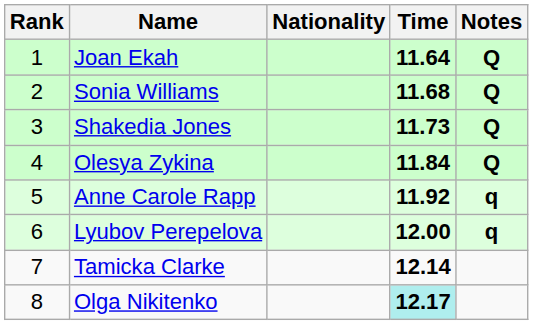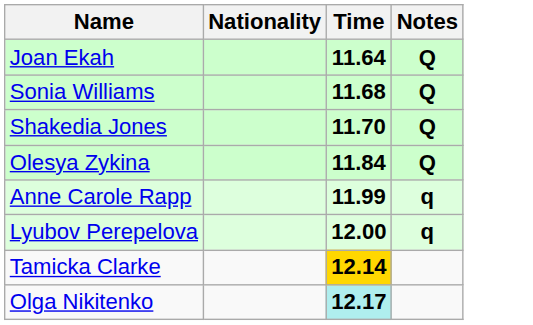- column: (37, 22)
(423, 127) 11.73 -> (359, 127) 11.70
(423, 197) 11.92 -> (359, 197) 11.99
(423, 267) no background -> (359, 267) gold background
